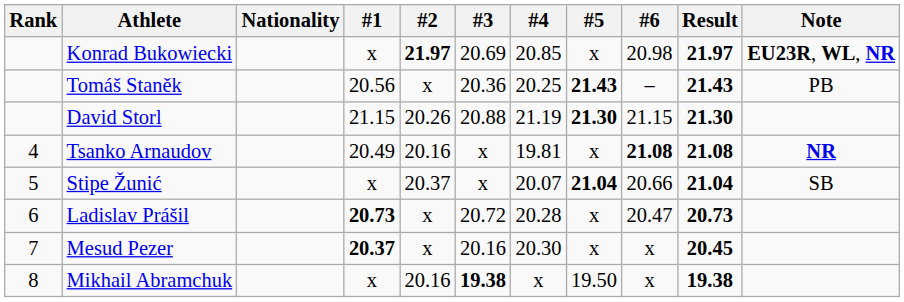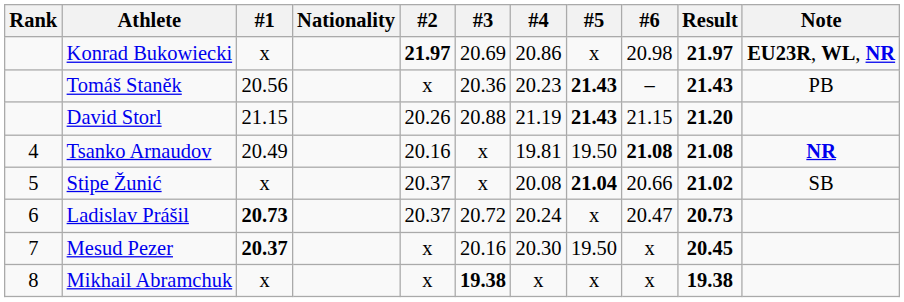columns swapped: (291, 20) <-> (372, 20)
(538, 53) 20.85 -> (538, 53) 20.86
(538, 85) 20.25 -> (538, 85) 20.23
(594, 118) 21.30 -> (594, 118) 21.43
(710, 118) 21.30 -> (710, 118) 21.20
(594, 150) x -> (594, 150) 19.50
(538, 183) 20.07 -> (538, 183) 20.08
(710, 183) 21.04 -> (710, 183) 21.02
(427, 215) x -> (427, 215) 20.37
(538, 215) 20.28 -> (538, 215) 20.24
(594, 248) x -> (594, 248) 19.50
(427, 280) 20.16 -> (427, 280) x
(594, 280) 19.50 -> (594, 280) x
